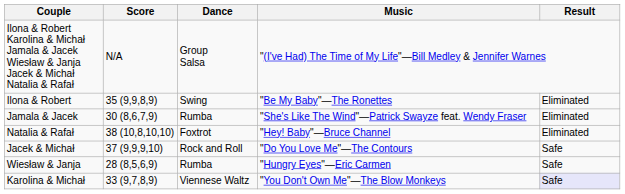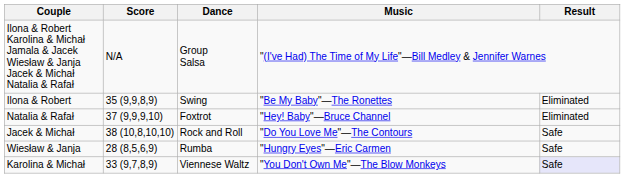- row: (42, 117)
(140, 133) 38 (10,8,10,10) -> (134, 117) 37 (9,9,9,10)
(134, 149) 37 (9,9,9,10) -> (140, 133) 38 (10,8,10,10)
